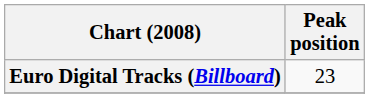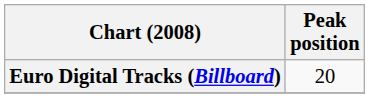(325, 76) 23 -> (325, 76) 20
